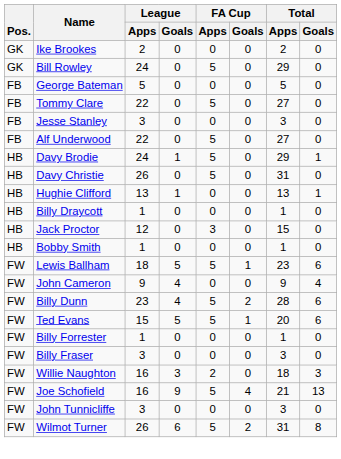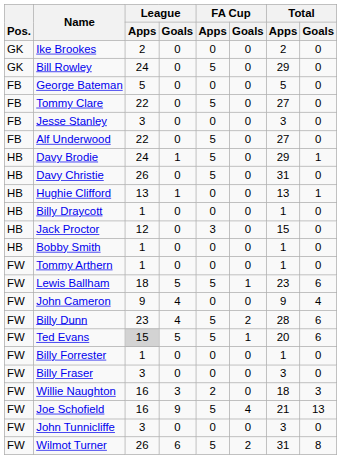+ row: (74, 265)
(142, 319) no background -> (142, 337) lightgrey background
